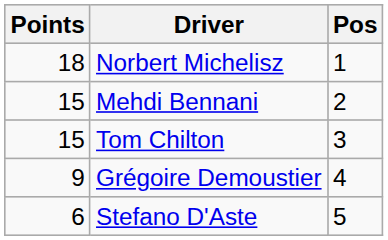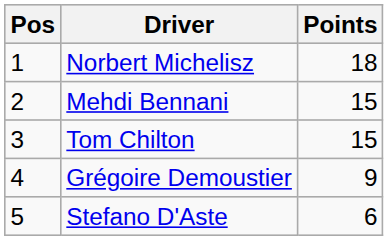columns swapped: (355, 24) <-> (48, 24)
